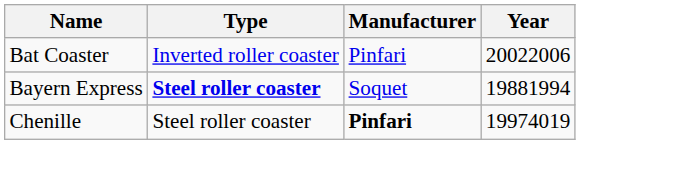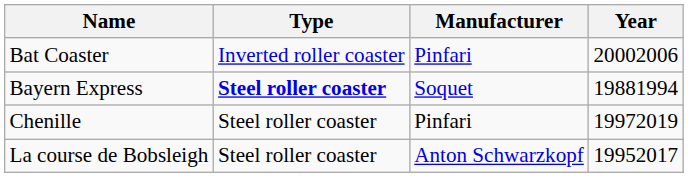(528, 54) 20022006 -> (636, 54) 20002006
(380, 121) bold -> (443, 121) normal
(528, 121) 19974019 -> (636, 121) 19972019
+ row: (109, 155)
